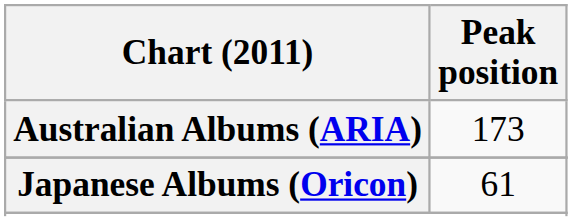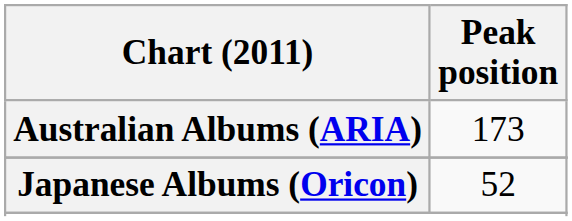(498, 184) 61 -> (498, 184) 52
